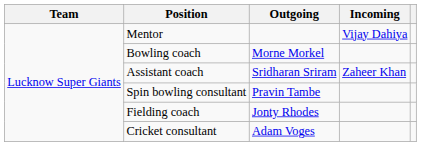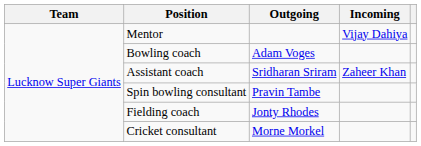(288, 53) Morne Morkel -> (283, 53) Adam Voges
(283, 131) Adam Voges -> (288, 131) Morne Morkel
